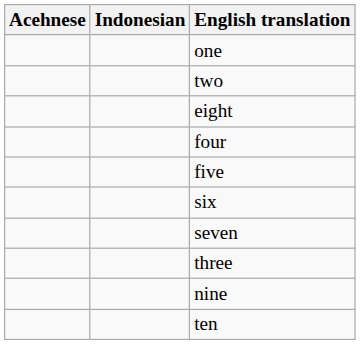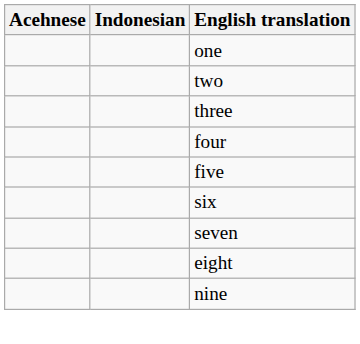rows swapped: (213, 263) <-> (213, 111)
- row: (206, 324)
